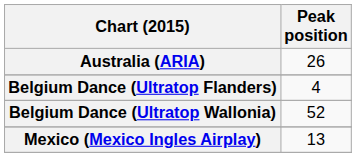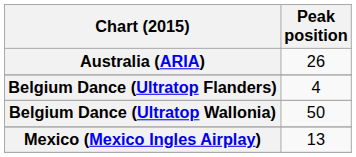(316, 113) 52 -> (316, 113) 50
